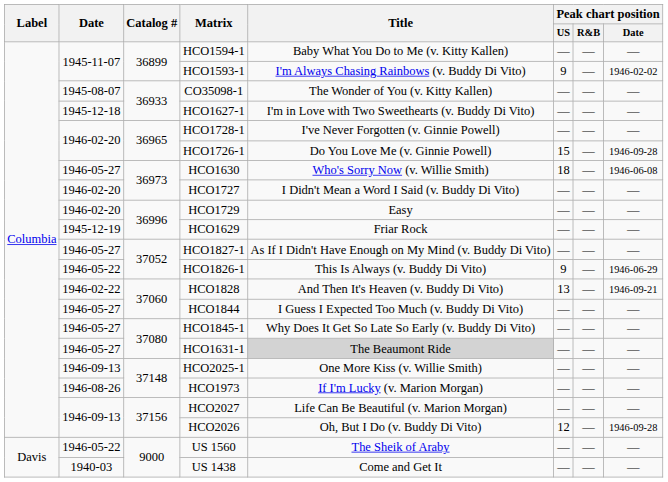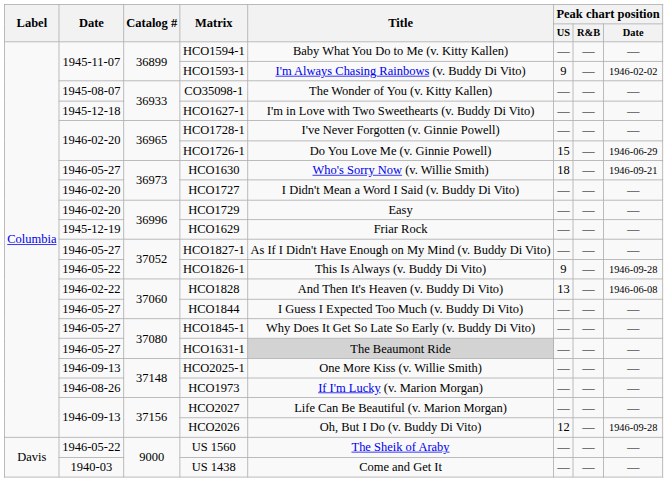(633, 151) 1946-09-28 -> (633, 151) 1946-06-29
(633, 171) 1946-06-08 -> (633, 171) 1946-09-21
(633, 270) 1946-06-29 -> (633, 270) 1946-09-28
(633, 289) 1946-09-21 -> (633, 289) 1946-06-08
